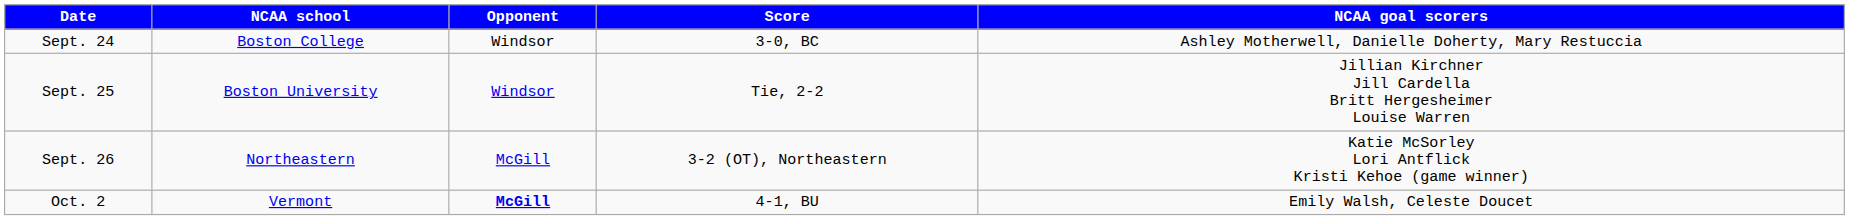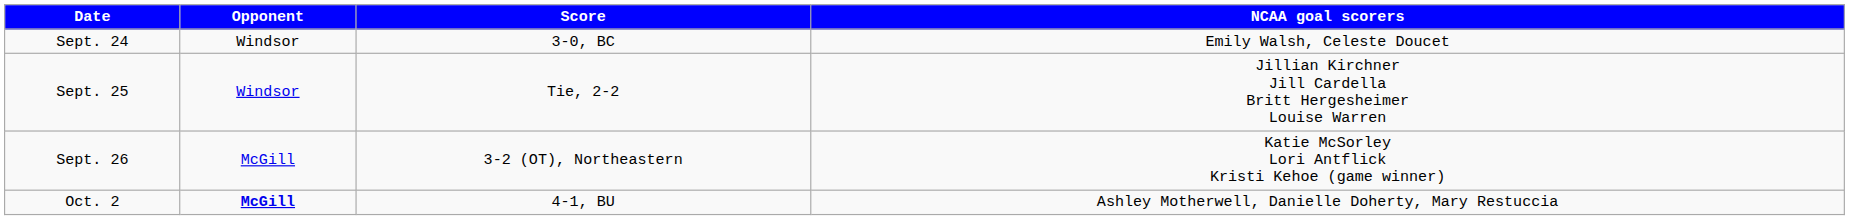- column: (301, 17)
(1411, 41) Ashley Motherwell, Danielle Doherty, Mary Restuccia -> (1328, 41) Emily Walsh, Celeste Doucet
(1411, 202) Emily Walsh, Celeste Doucet -> (1328, 202) Ashley Motherwell, Danielle Doherty, Mary Restuccia
